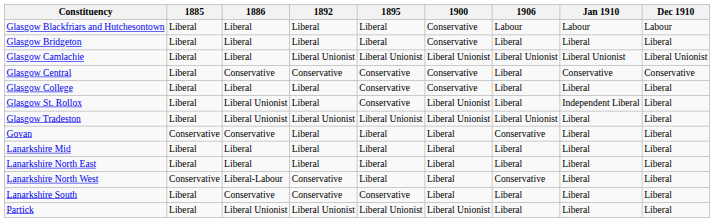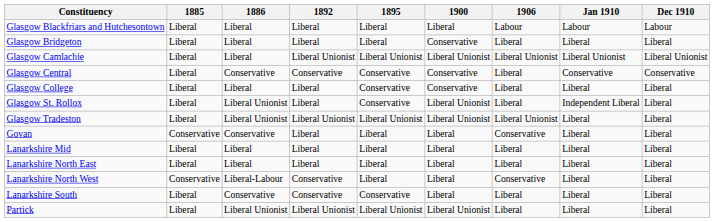(452, 27) Conservative -> (441, 27) Liberal
